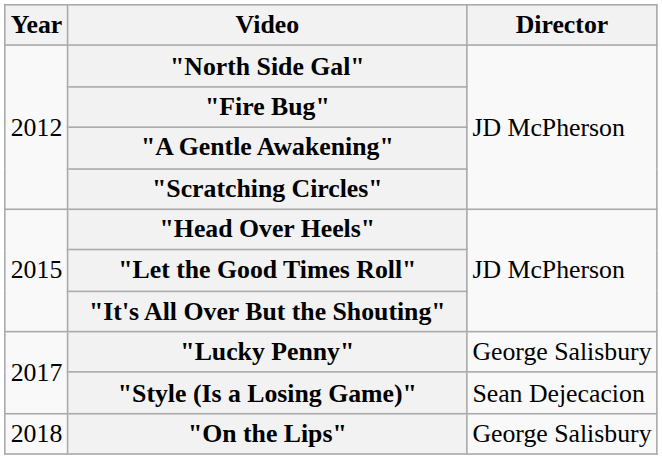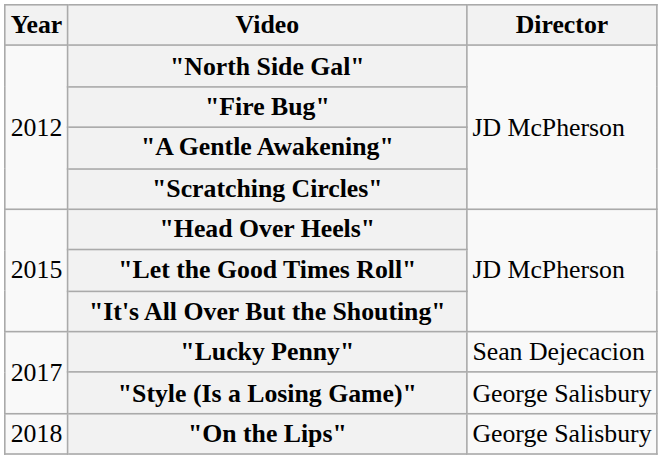(562, 351) George Salisbury -> (559, 351) Sean Dejecacion
(559, 392) Sean Dejecacion -> (562, 392) George Salisbury
